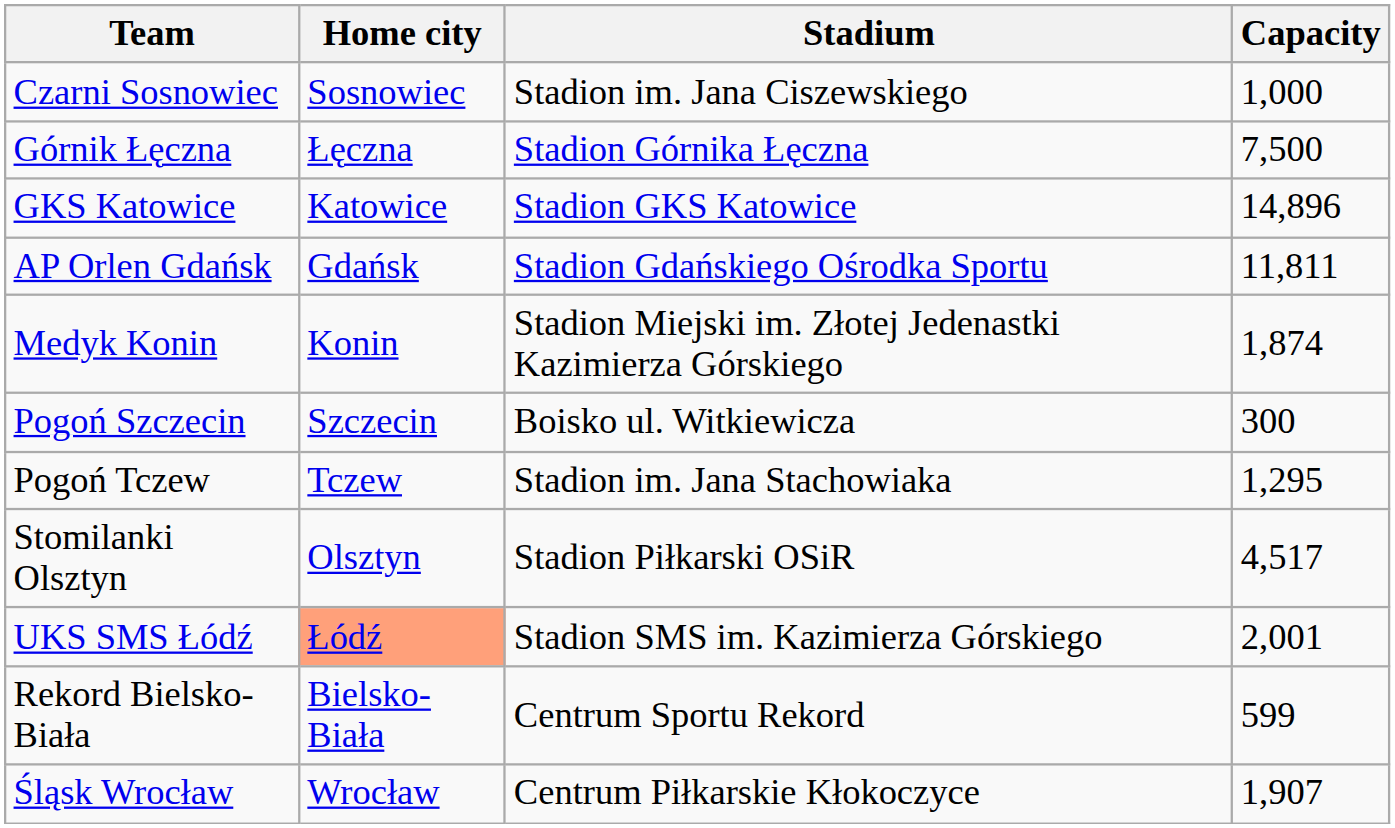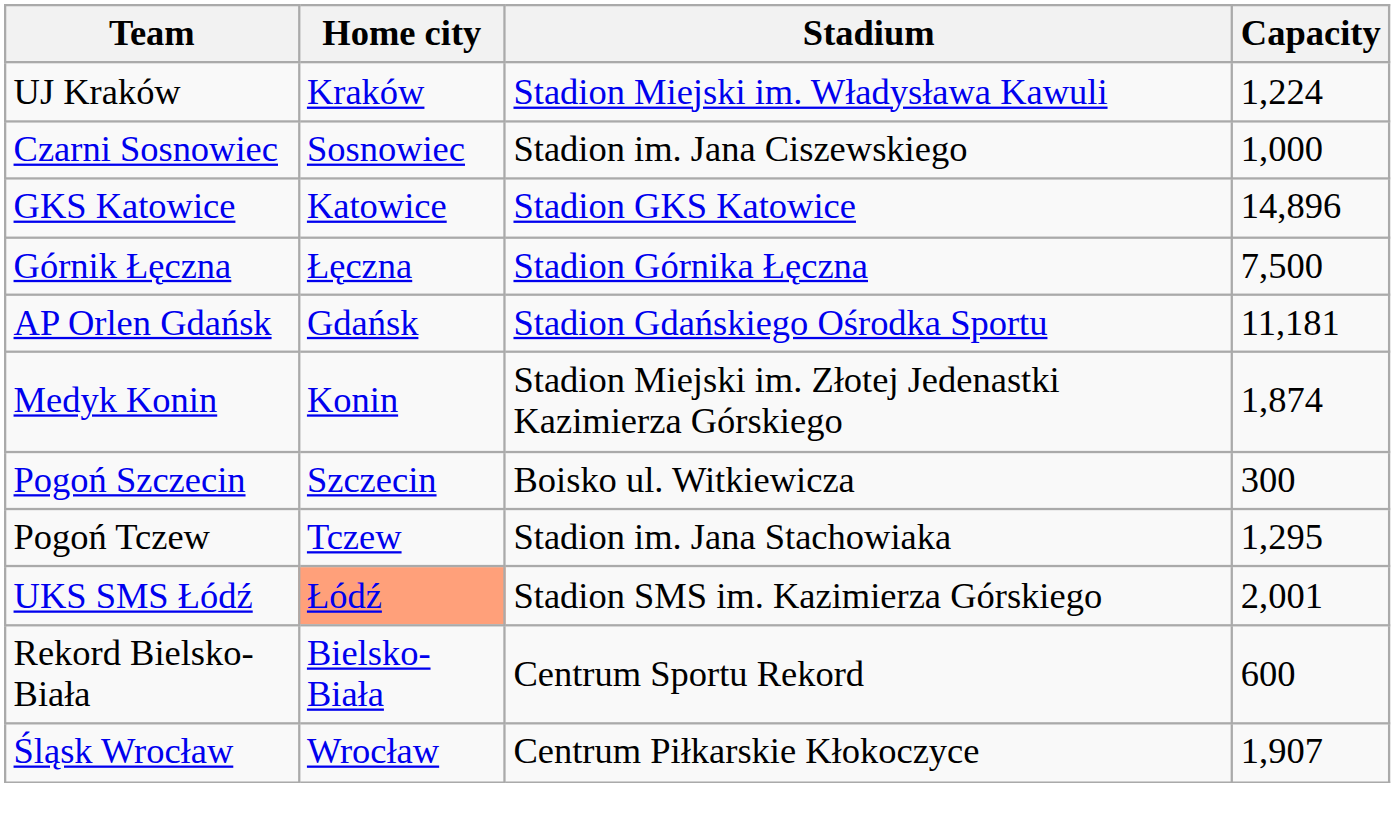+ row: (97, 91)
rows swapped: (124, 206) <-> (122, 149)
(1290, 264) 11,811 -> (1290, 322) 11,181
- row: (94, 557)
(1268, 714) 599 -> (1268, 673) 600
